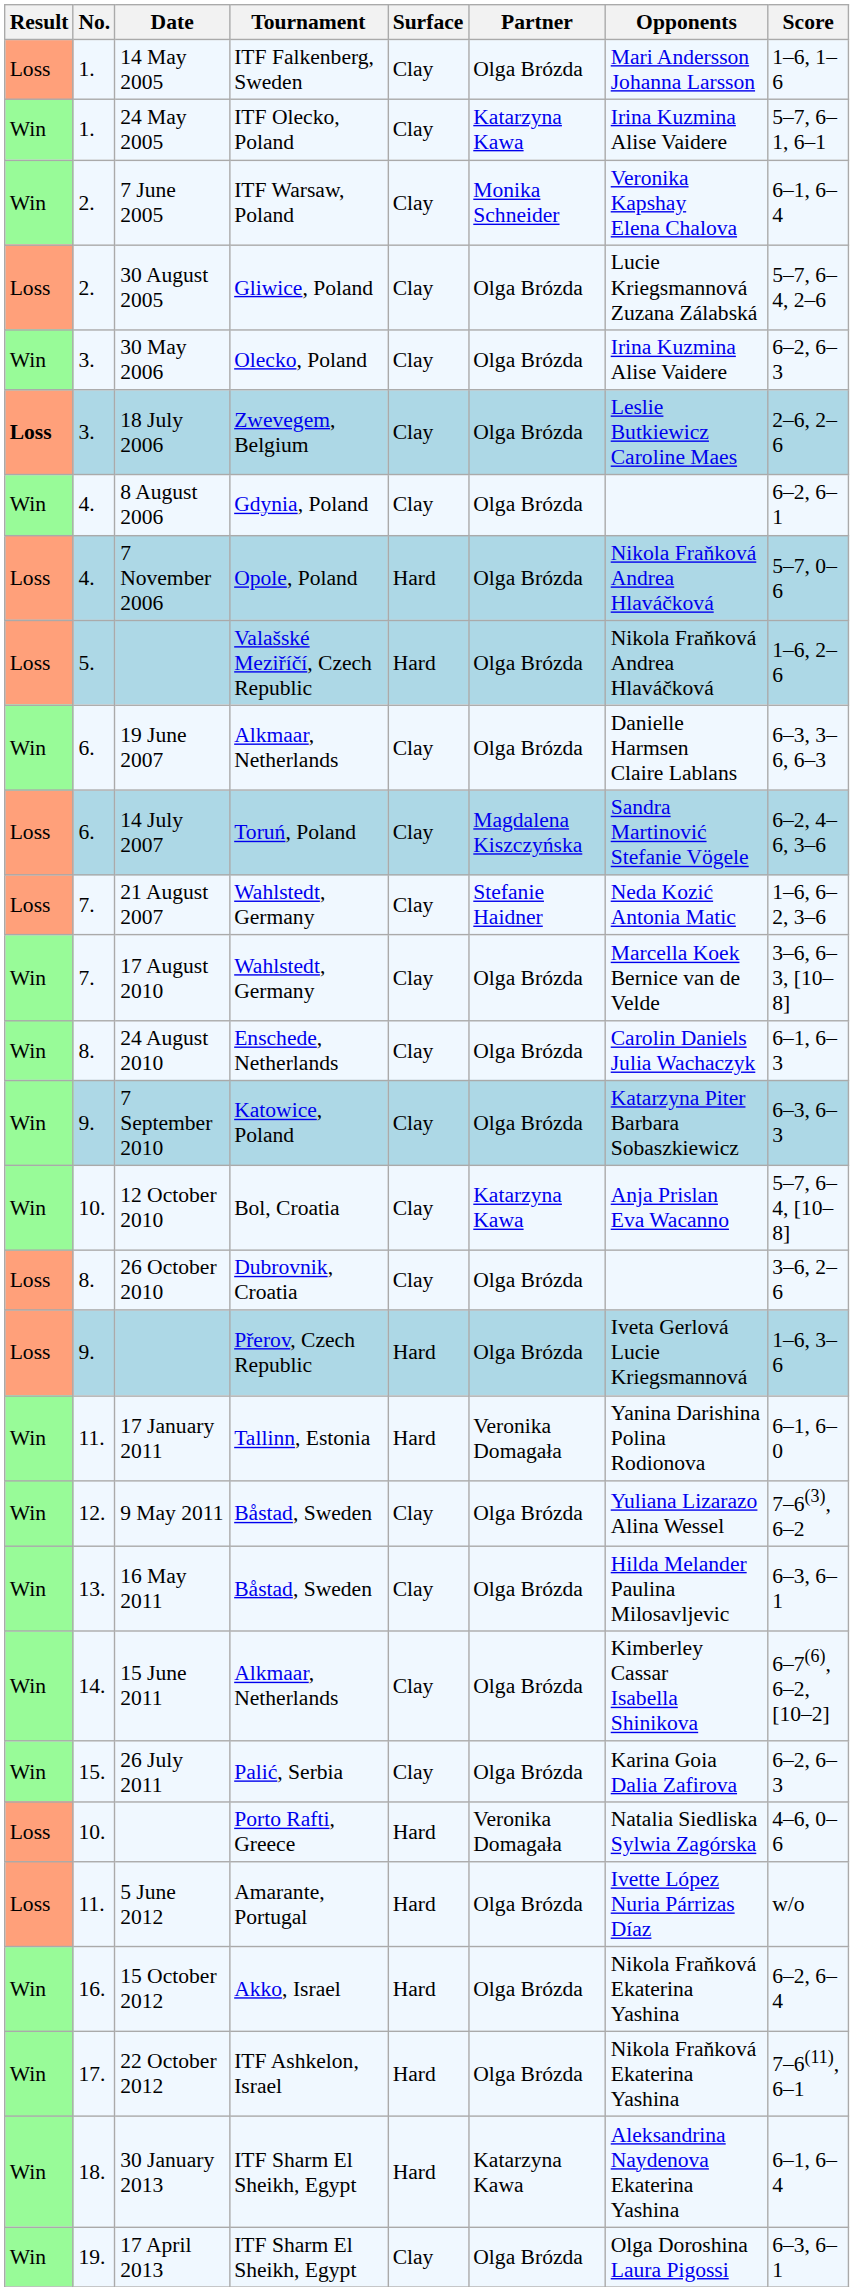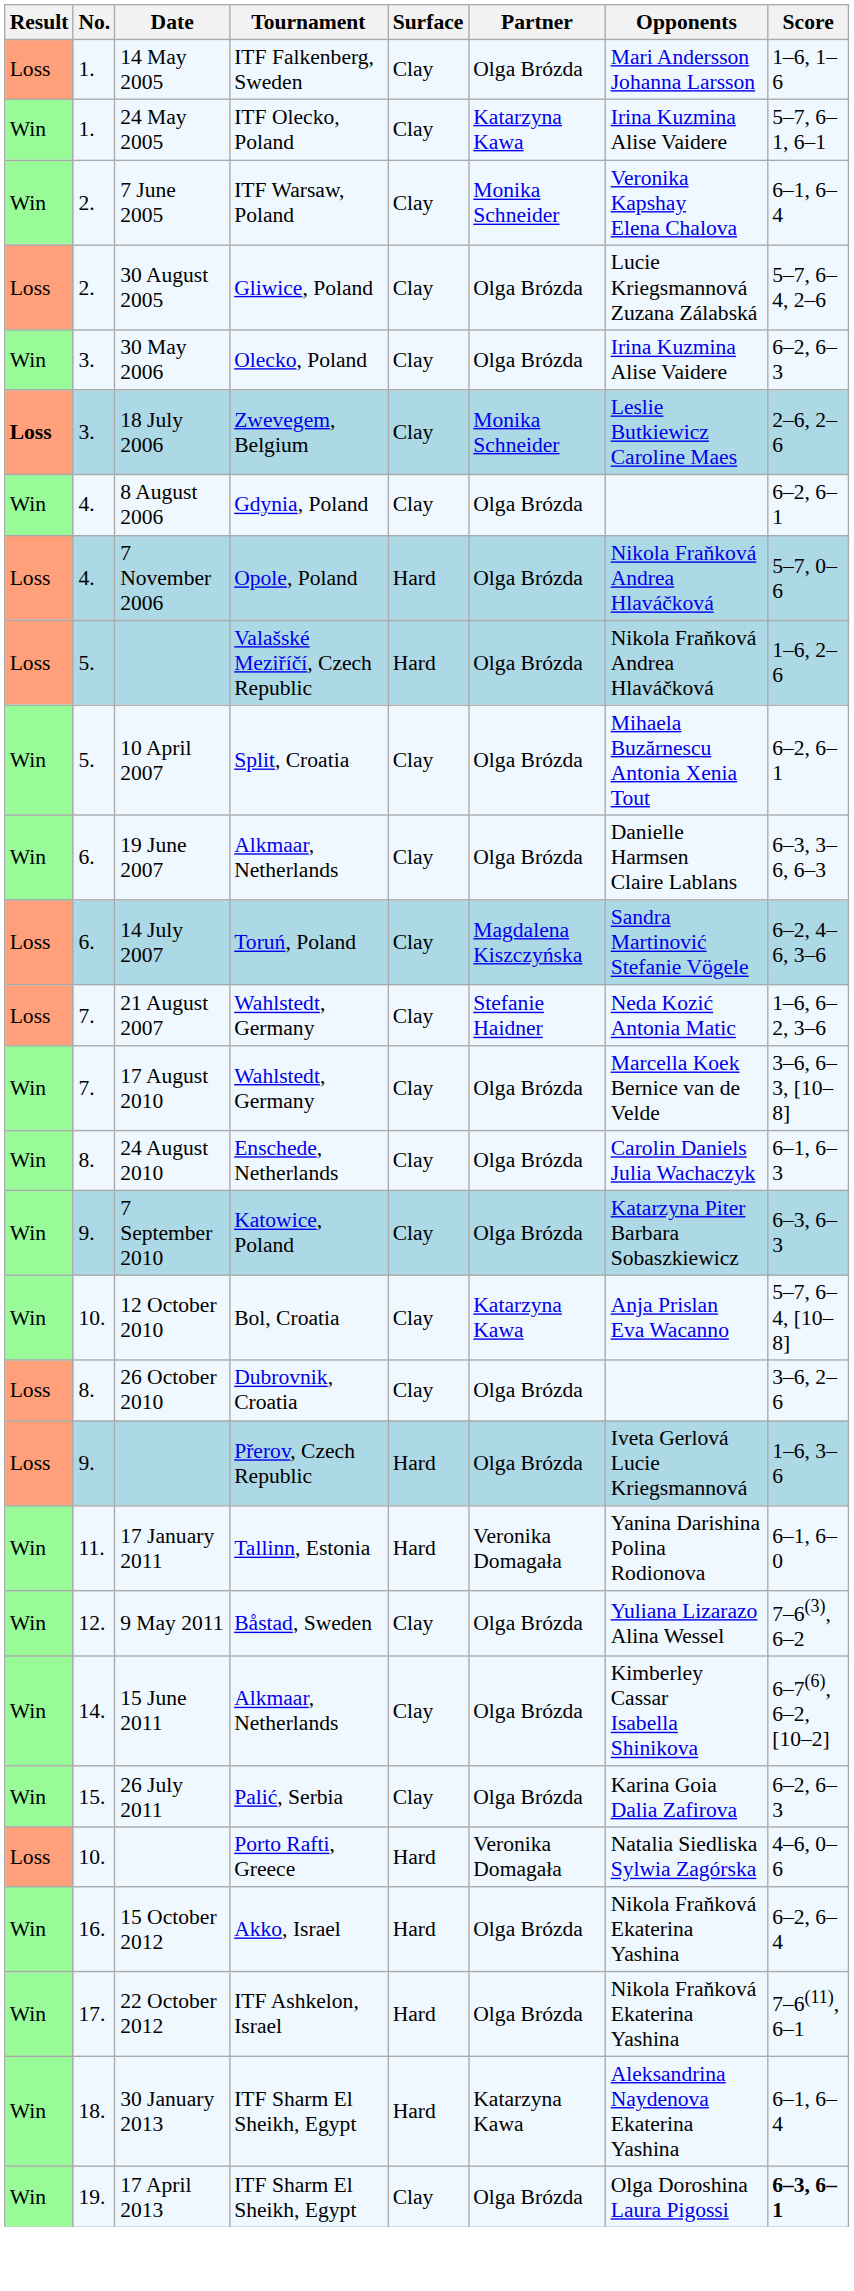(528, 431) Olga Brózda -> (516, 431) Monika Schneider
+ row: (156, 759)
- row: (153, 1588)
- row: (148, 1903)
(805, 2256) normal -> (805, 2196) bold
